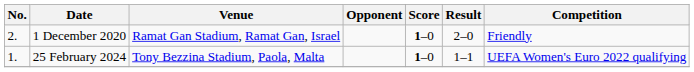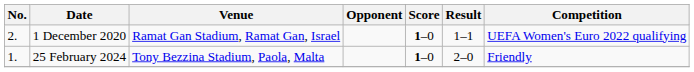(463, 35) 2–0 -> (463, 35) 1–1
(510, 35) Friendly -> (587, 35) UEFA Women's Euro 2022 qualifying
(463, 56) 1–1 -> (463, 56) 2–0
(587, 56) UEFA Women's Euro 2022 qualifying -> (510, 56) Friendly
